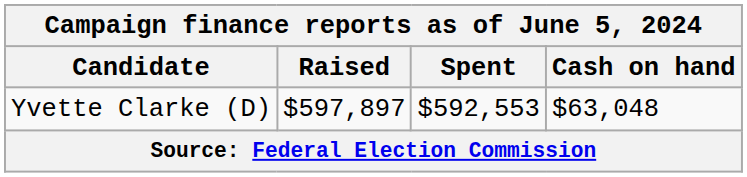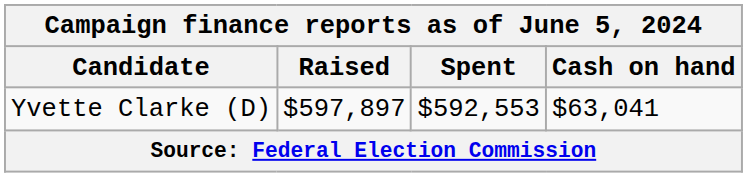(606, 109) $63,048 -> (606, 109) $63,041
